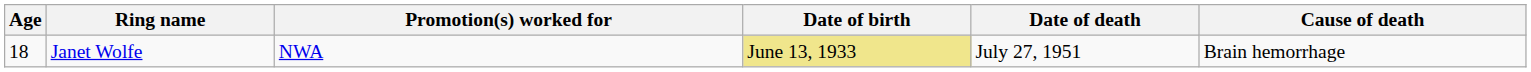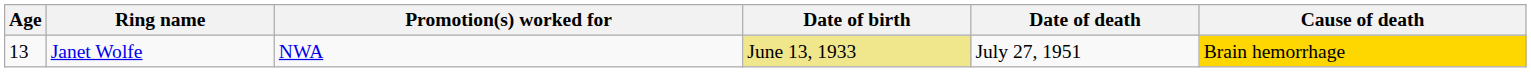(19, 50) 18 -> (19, 50) 13
(1274, 50) no background -> (1274, 50) gold background
